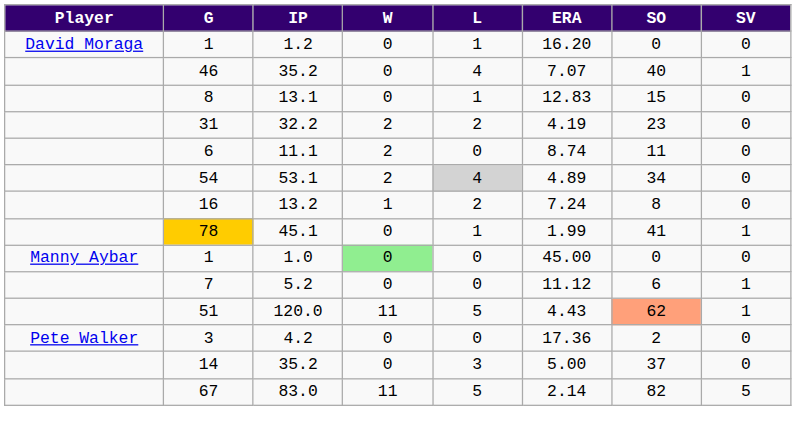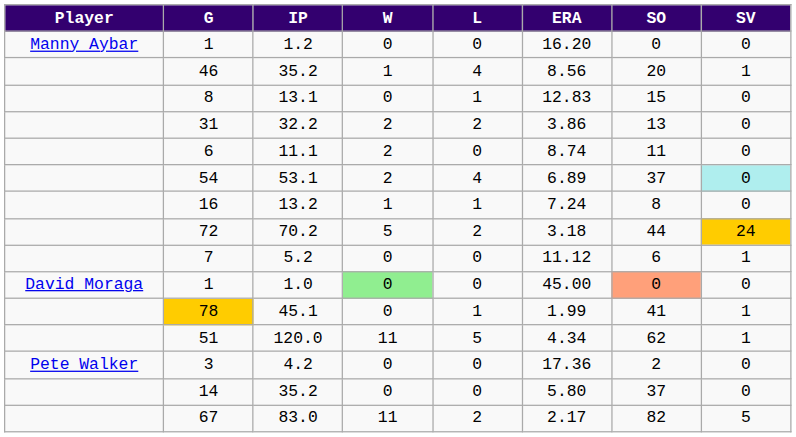(84, 45) David Moraga -> (84, 45) Manny Aybar
(477, 45) 1 -> (477, 45) 0
(388, 71) 0 -> (388, 71) 1
(567, 71) 7.07 -> (567, 71) 8.56
(656, 71) 40 -> (656, 71) 20
(567, 125) 4.19 -> (567, 125) 3.86
(656, 125) 23 -> (656, 125) 13
(477, 178) lightgrey background -> (477, 178) no background
(567, 178) 4.89 -> (567, 178) 6.89
(656, 178) 34 -> (656, 178) 37
(746, 178) no background -> (746, 178) paleturquoise background
(477, 205) 2 -> (477, 205) 1
+ row: (209, 232)
rows swapped: (209, 285) <-> (209, 232)
(84, 258) Manny Aybar -> (84, 285) David Moraga
(656, 258) no background -> (656, 285) lightsalmon background
(567, 312) 4.43 -> (567, 338) 4.34
(656, 312) lightsalmon background -> (656, 338) no background
(477, 365) 3 -> (477, 392) 0
(567, 365) 5.00 -> (567, 392) 5.80
(477, 392) 5 -> (477, 418) 2
(567, 392) 2.14 -> (567, 418) 2.17
